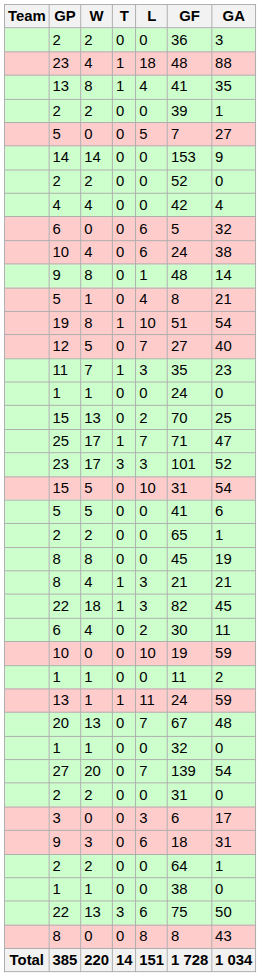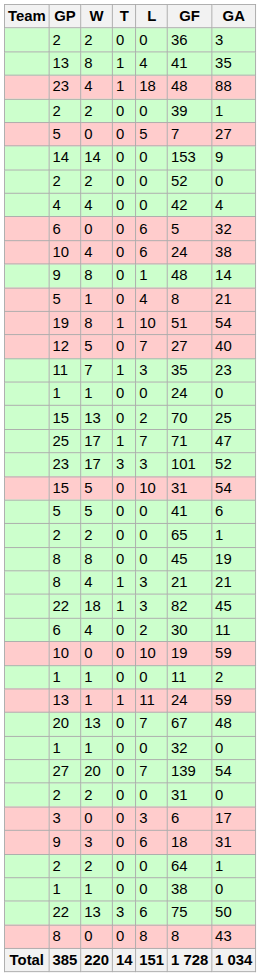rows swapped: (61, 87) <-> (61, 63)
